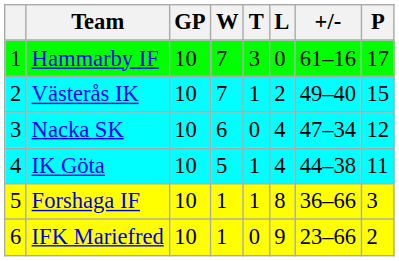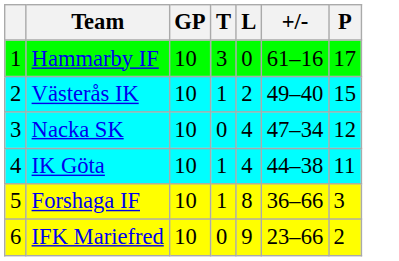- column: (227, 22)
